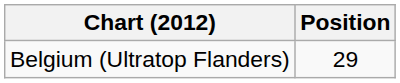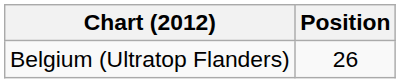(345, 58) 29 -> (345, 58) 26
